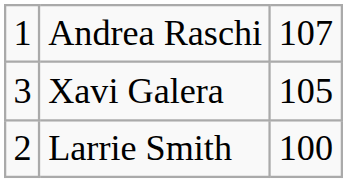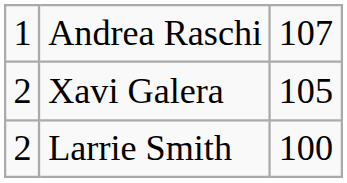(23, 90) 3 -> (23, 90) 2
